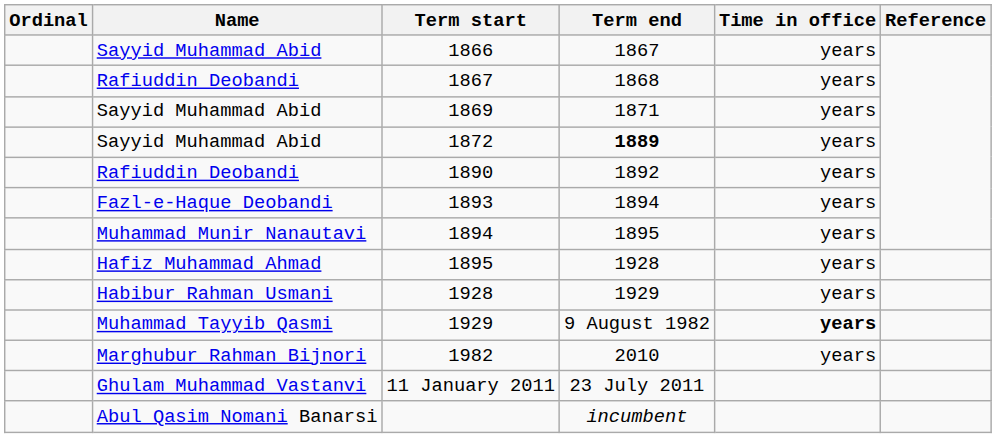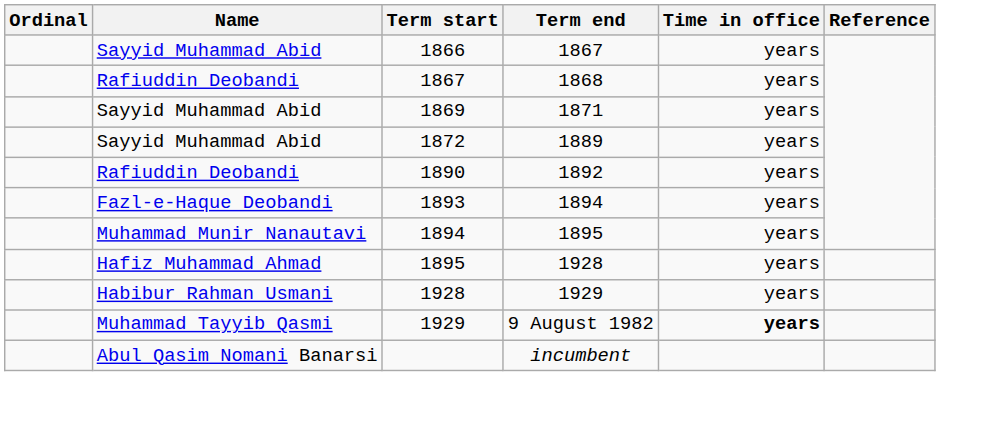(637, 142) bold -> (581, 142) normal
- row: (471, 356)
- row: (471, 386)
